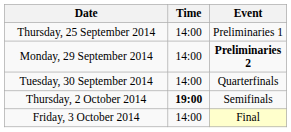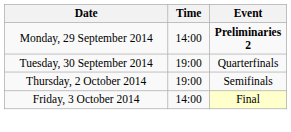- row: (86, 31)
(189, 81) 14:00 -> (189, 63) 19:00
(189, 99) bold -> (189, 81) normal
